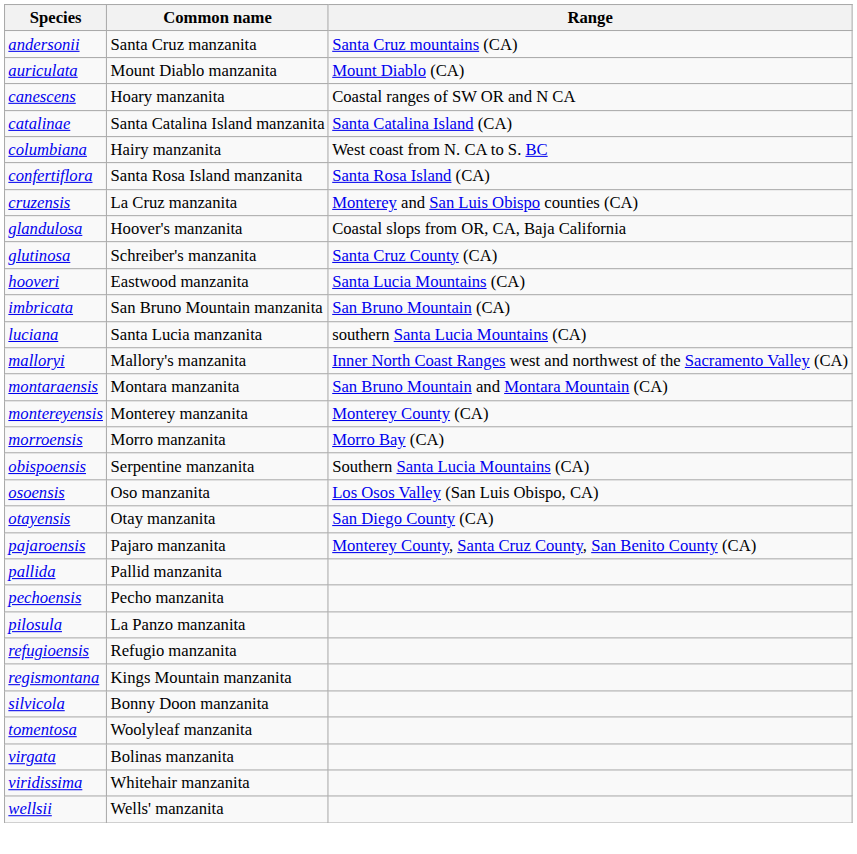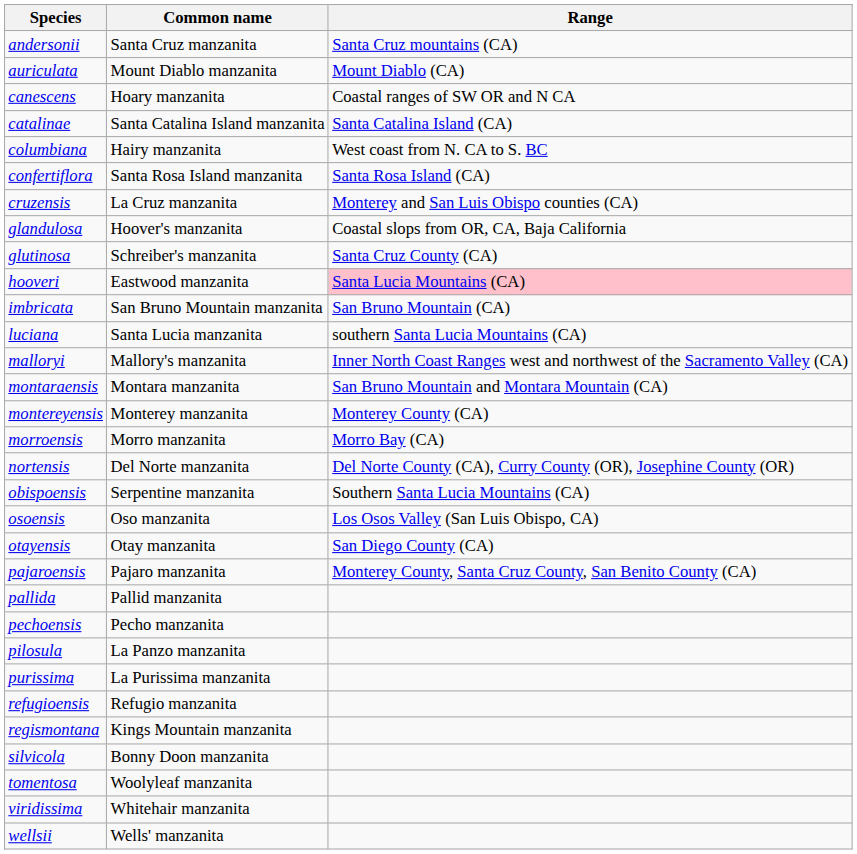(429, 281) no background -> (429, 281) pink background
+ row: (39, 466)
+ row: (41, 677)
- row: (32, 756)
